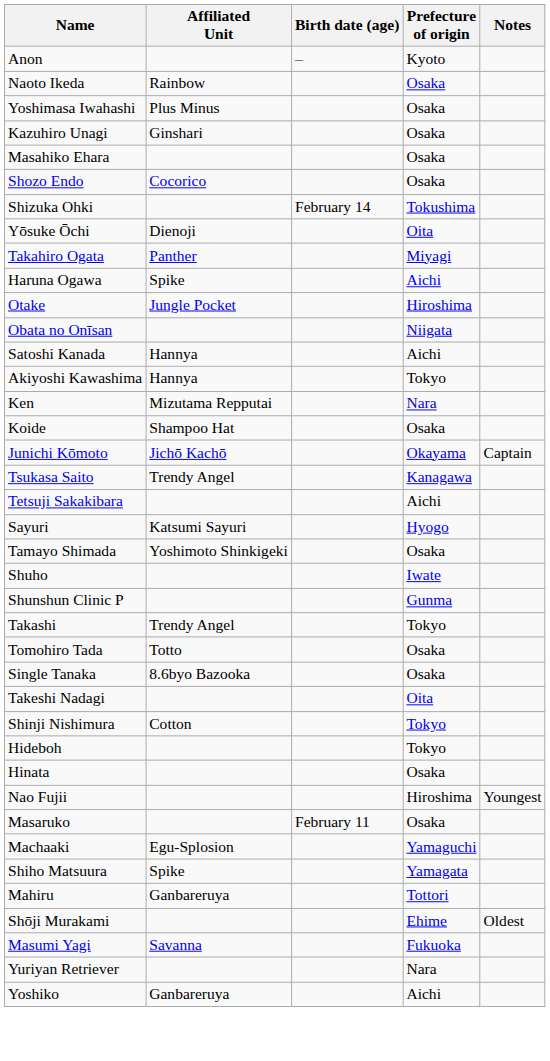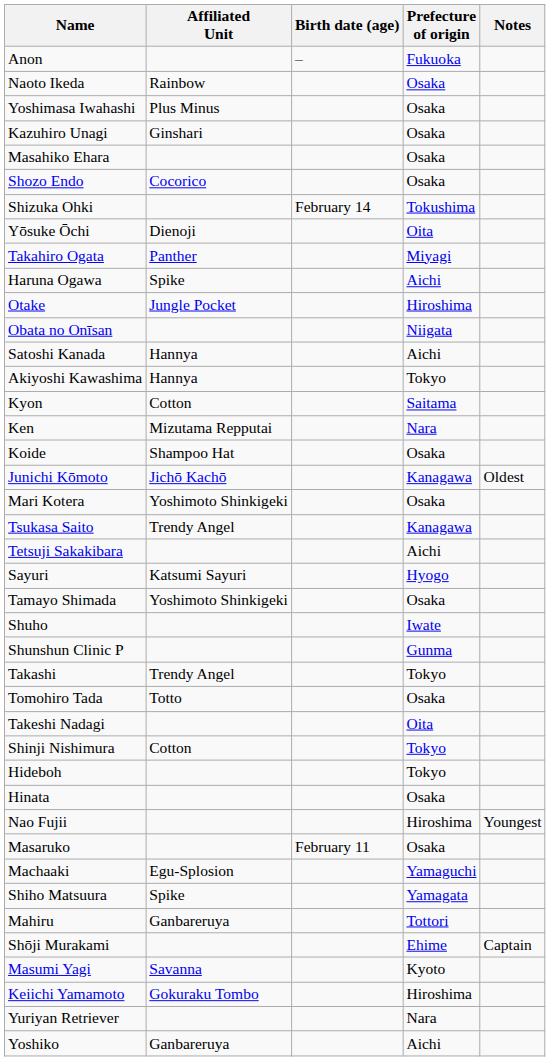(426, 58) Kyoto -> (434, 58) Fukuoka
+ row: (25, 403)
(436, 452) Okayama -> (439, 477) Kanagawa
(508, 452) Captain -> (504, 477) Oldest
+ row: (46, 501)
- row: (52, 674)
(504, 920) Oldest -> (508, 944) Captain
(434, 944) Fukuoka -> (426, 969) Kyoto
+ row: (66, 994)
